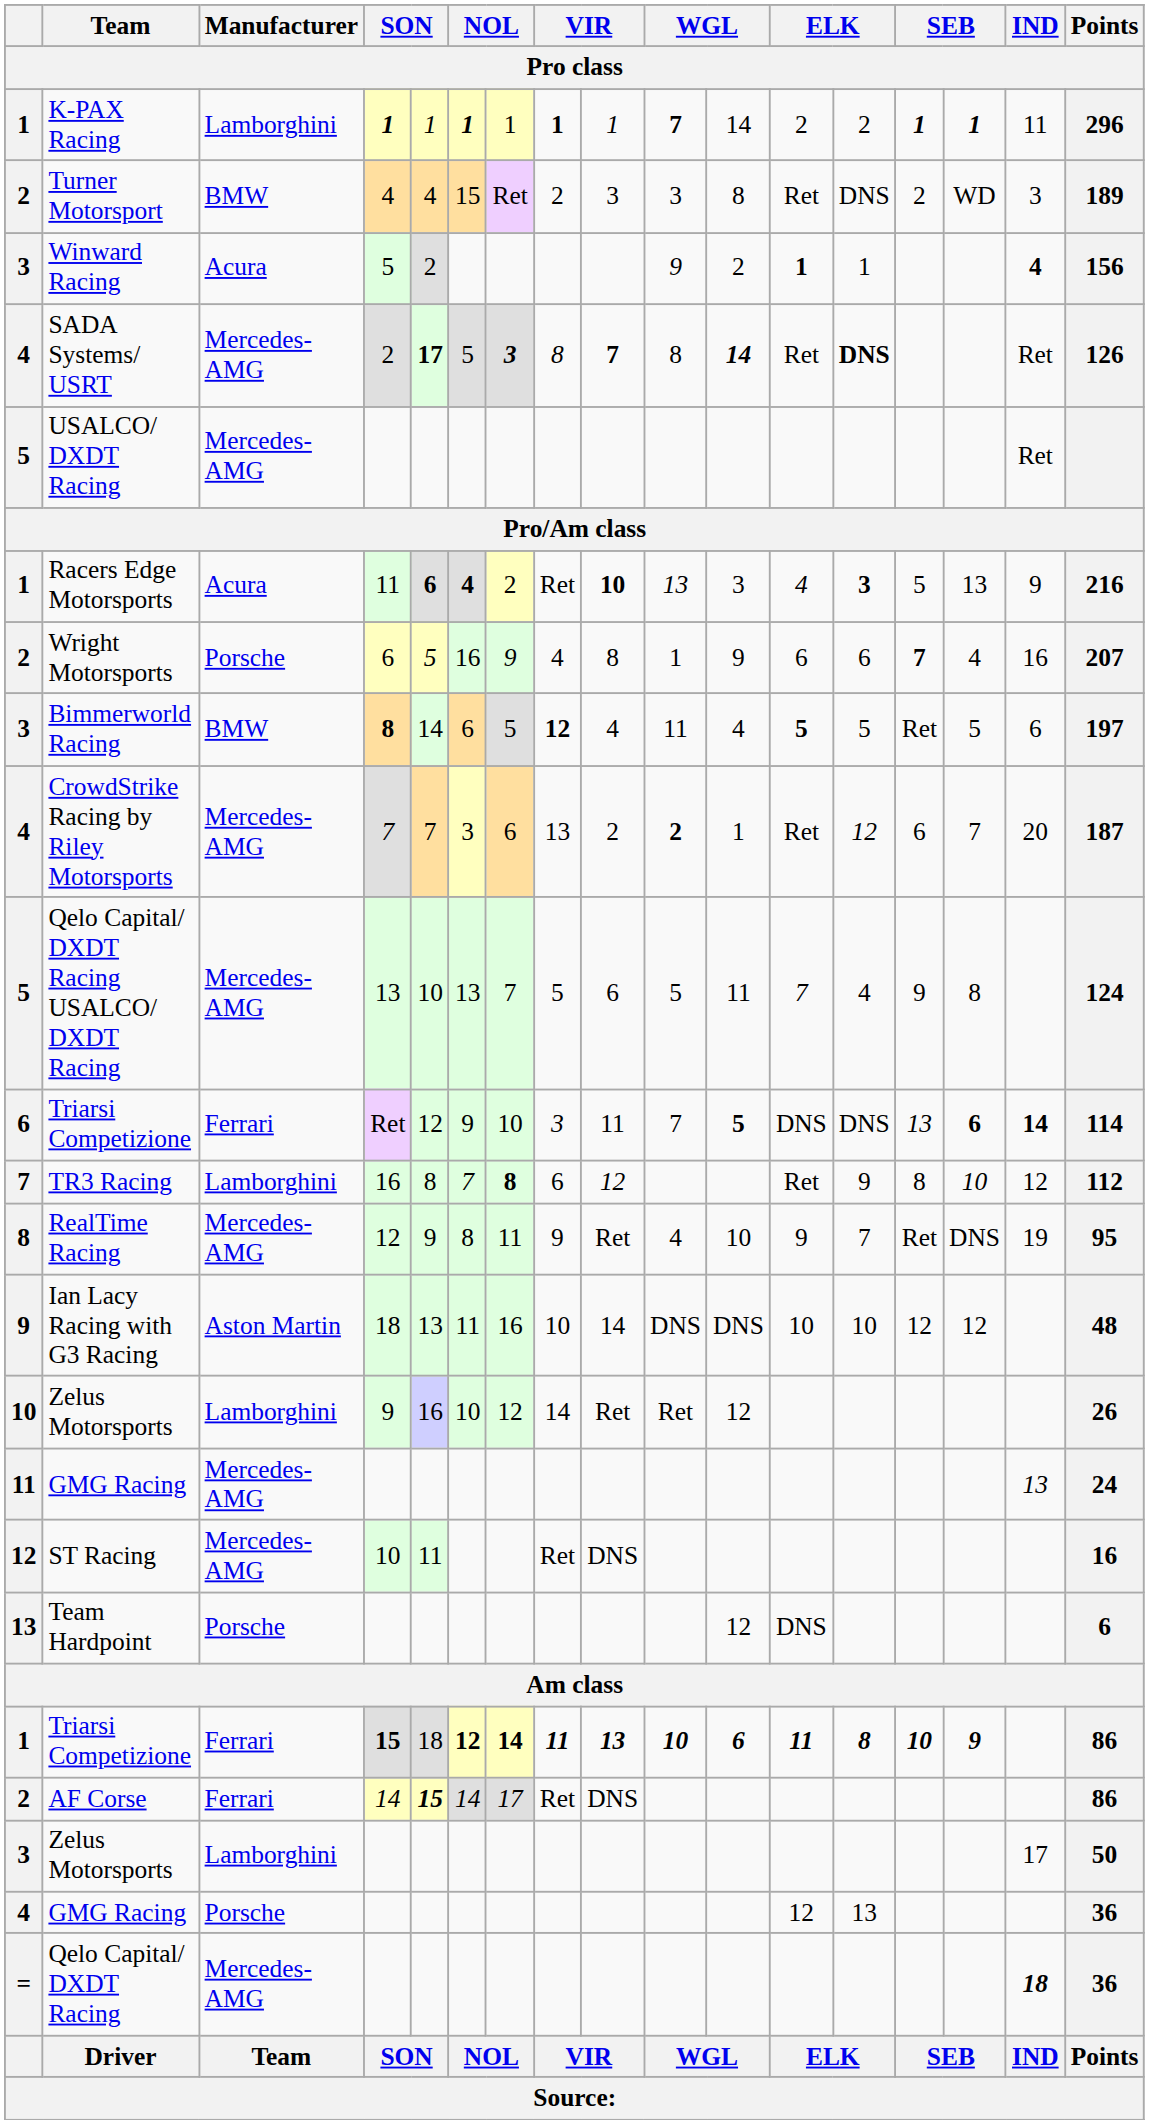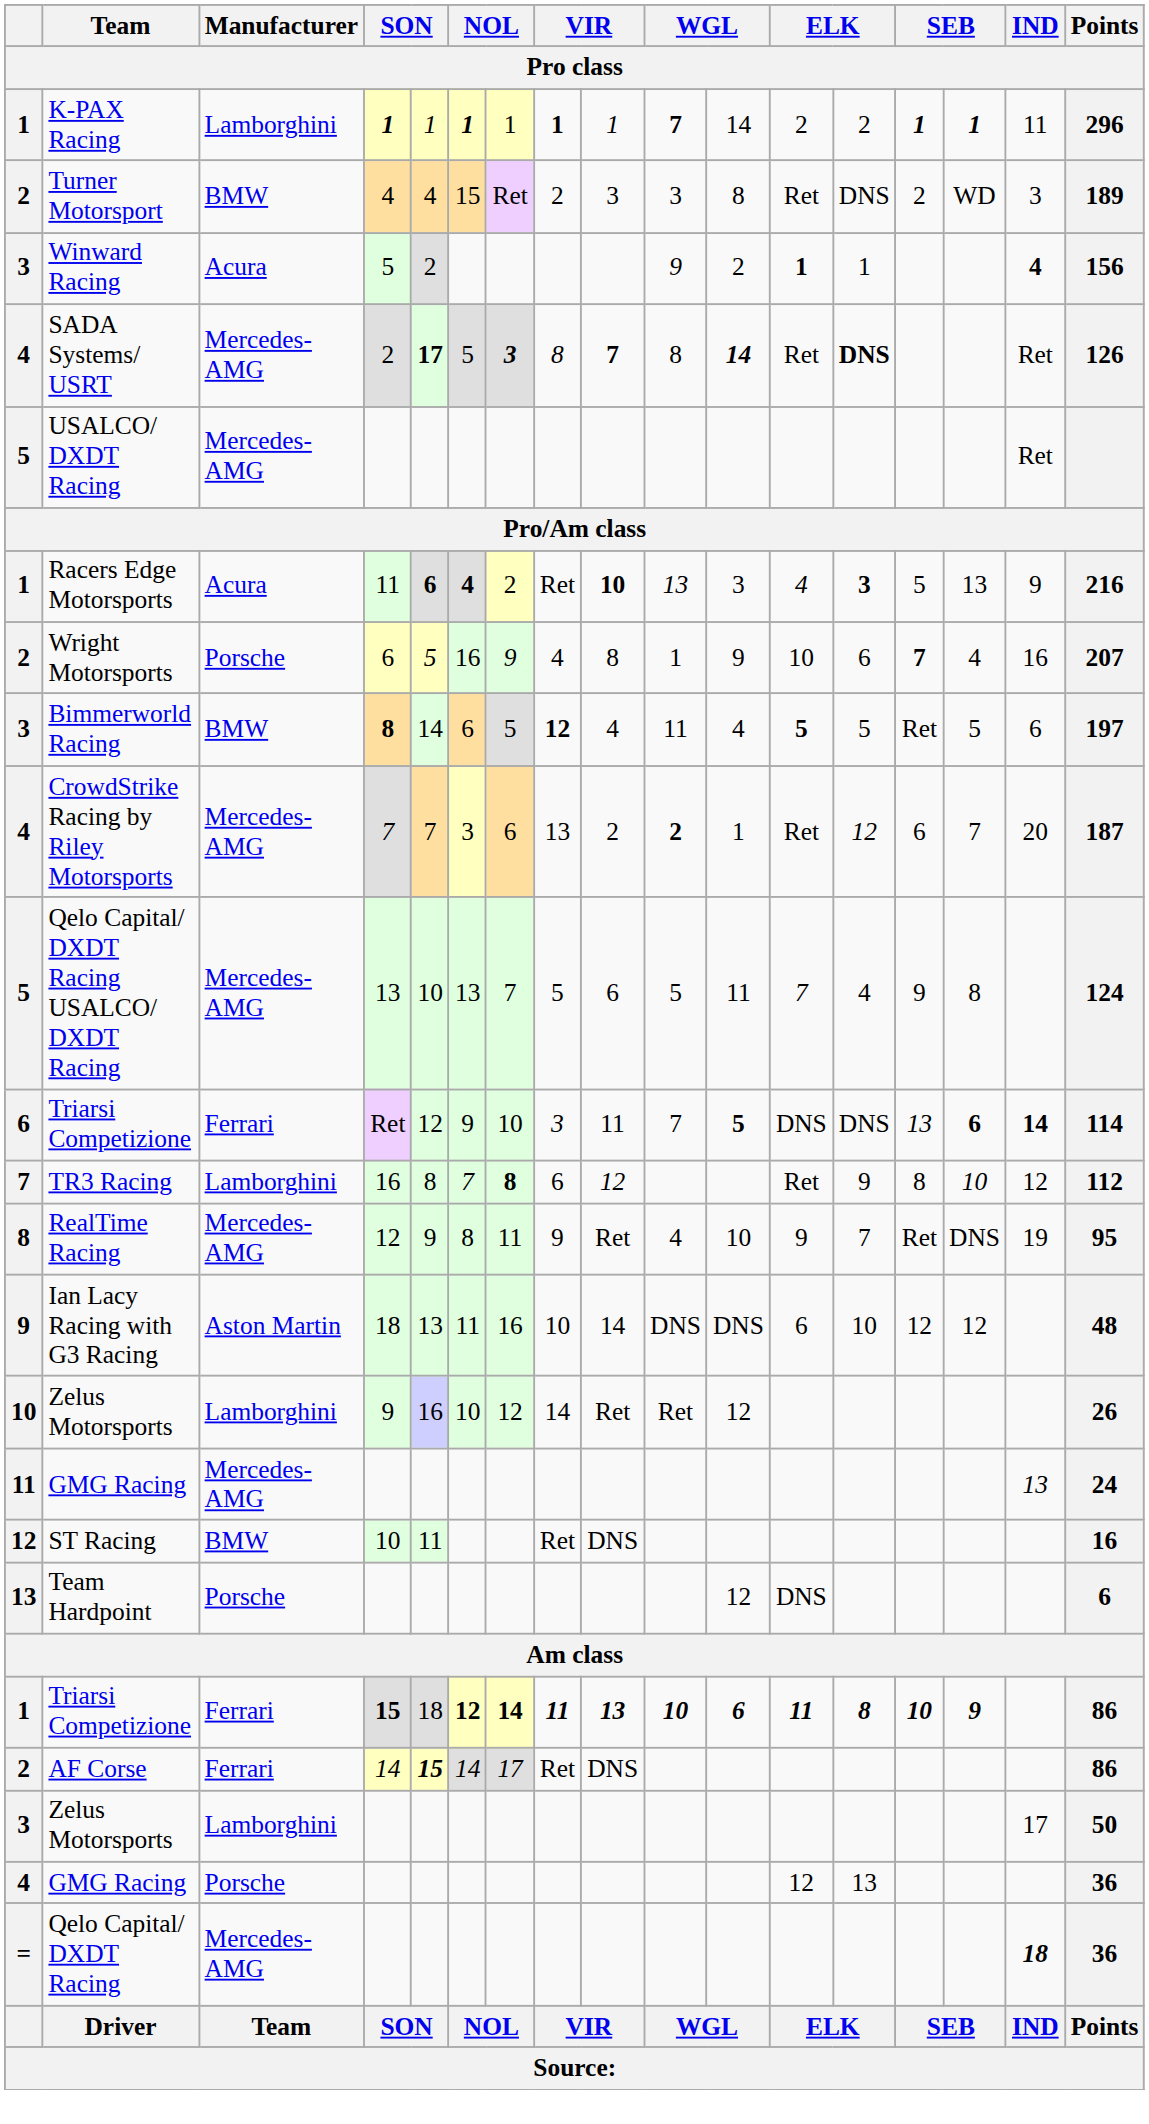(801, 657) 6 -> (801, 657) 10
(801, 1324) 10 -> (801, 1324) 6
(258, 1555) Mercedes-AMG -> (236, 1540) BMW
